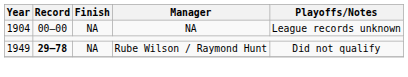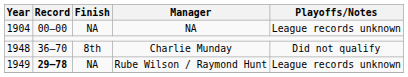+ row: (18, 49)
(336, 49) Did not qualify -> (336, 65) League records unknown
